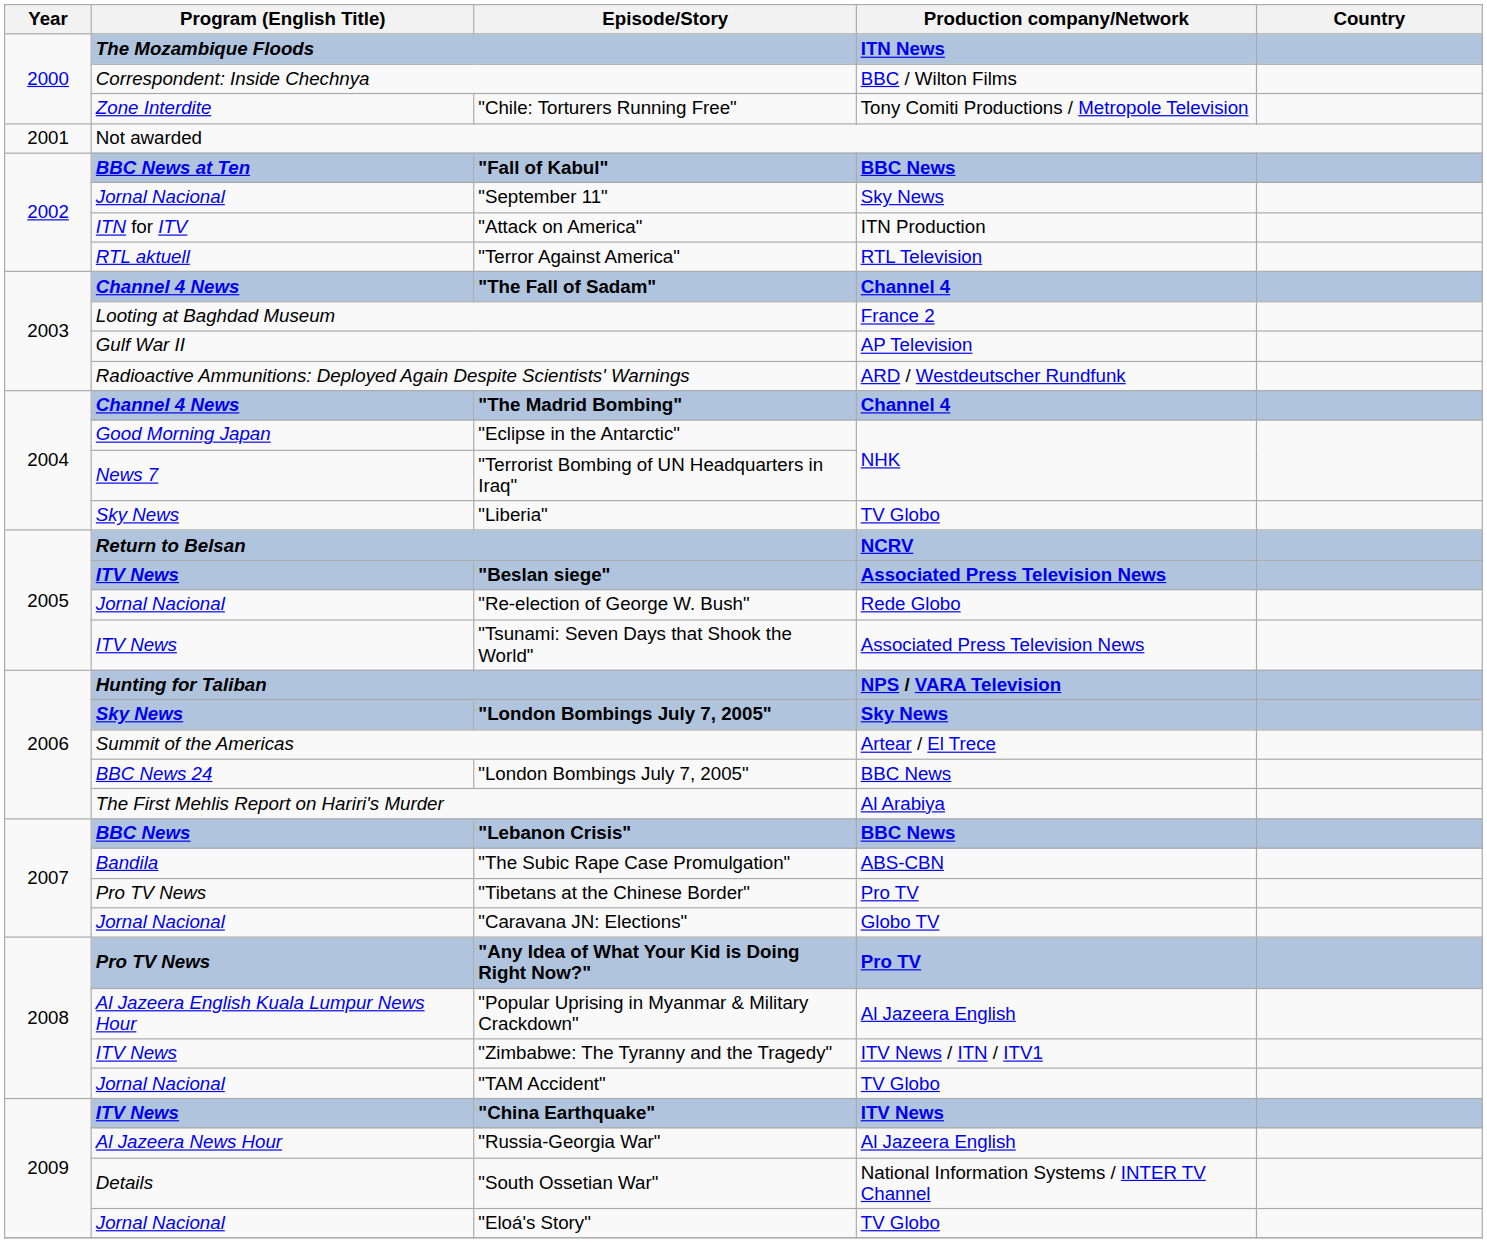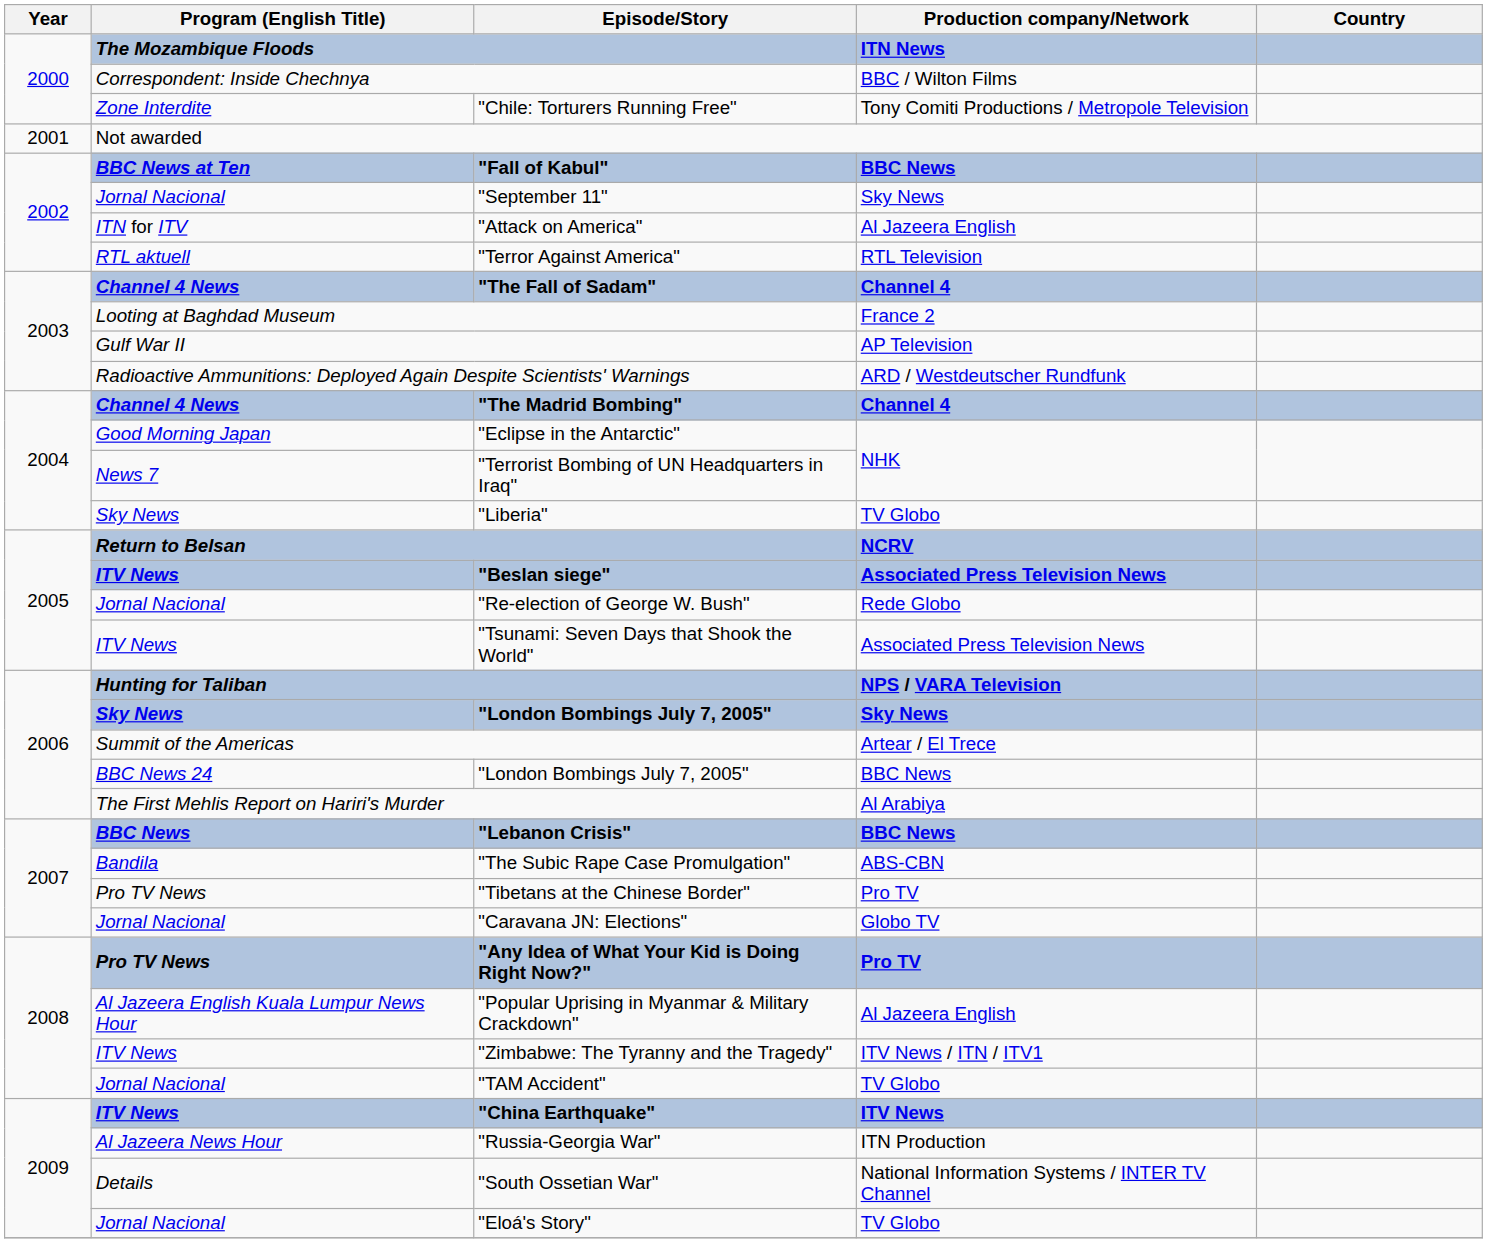(923, 227) ITN Production -> (938, 227) Al Jazeera English
(938, 1142) Al Jazeera English -> (923, 1142) ITN Production
